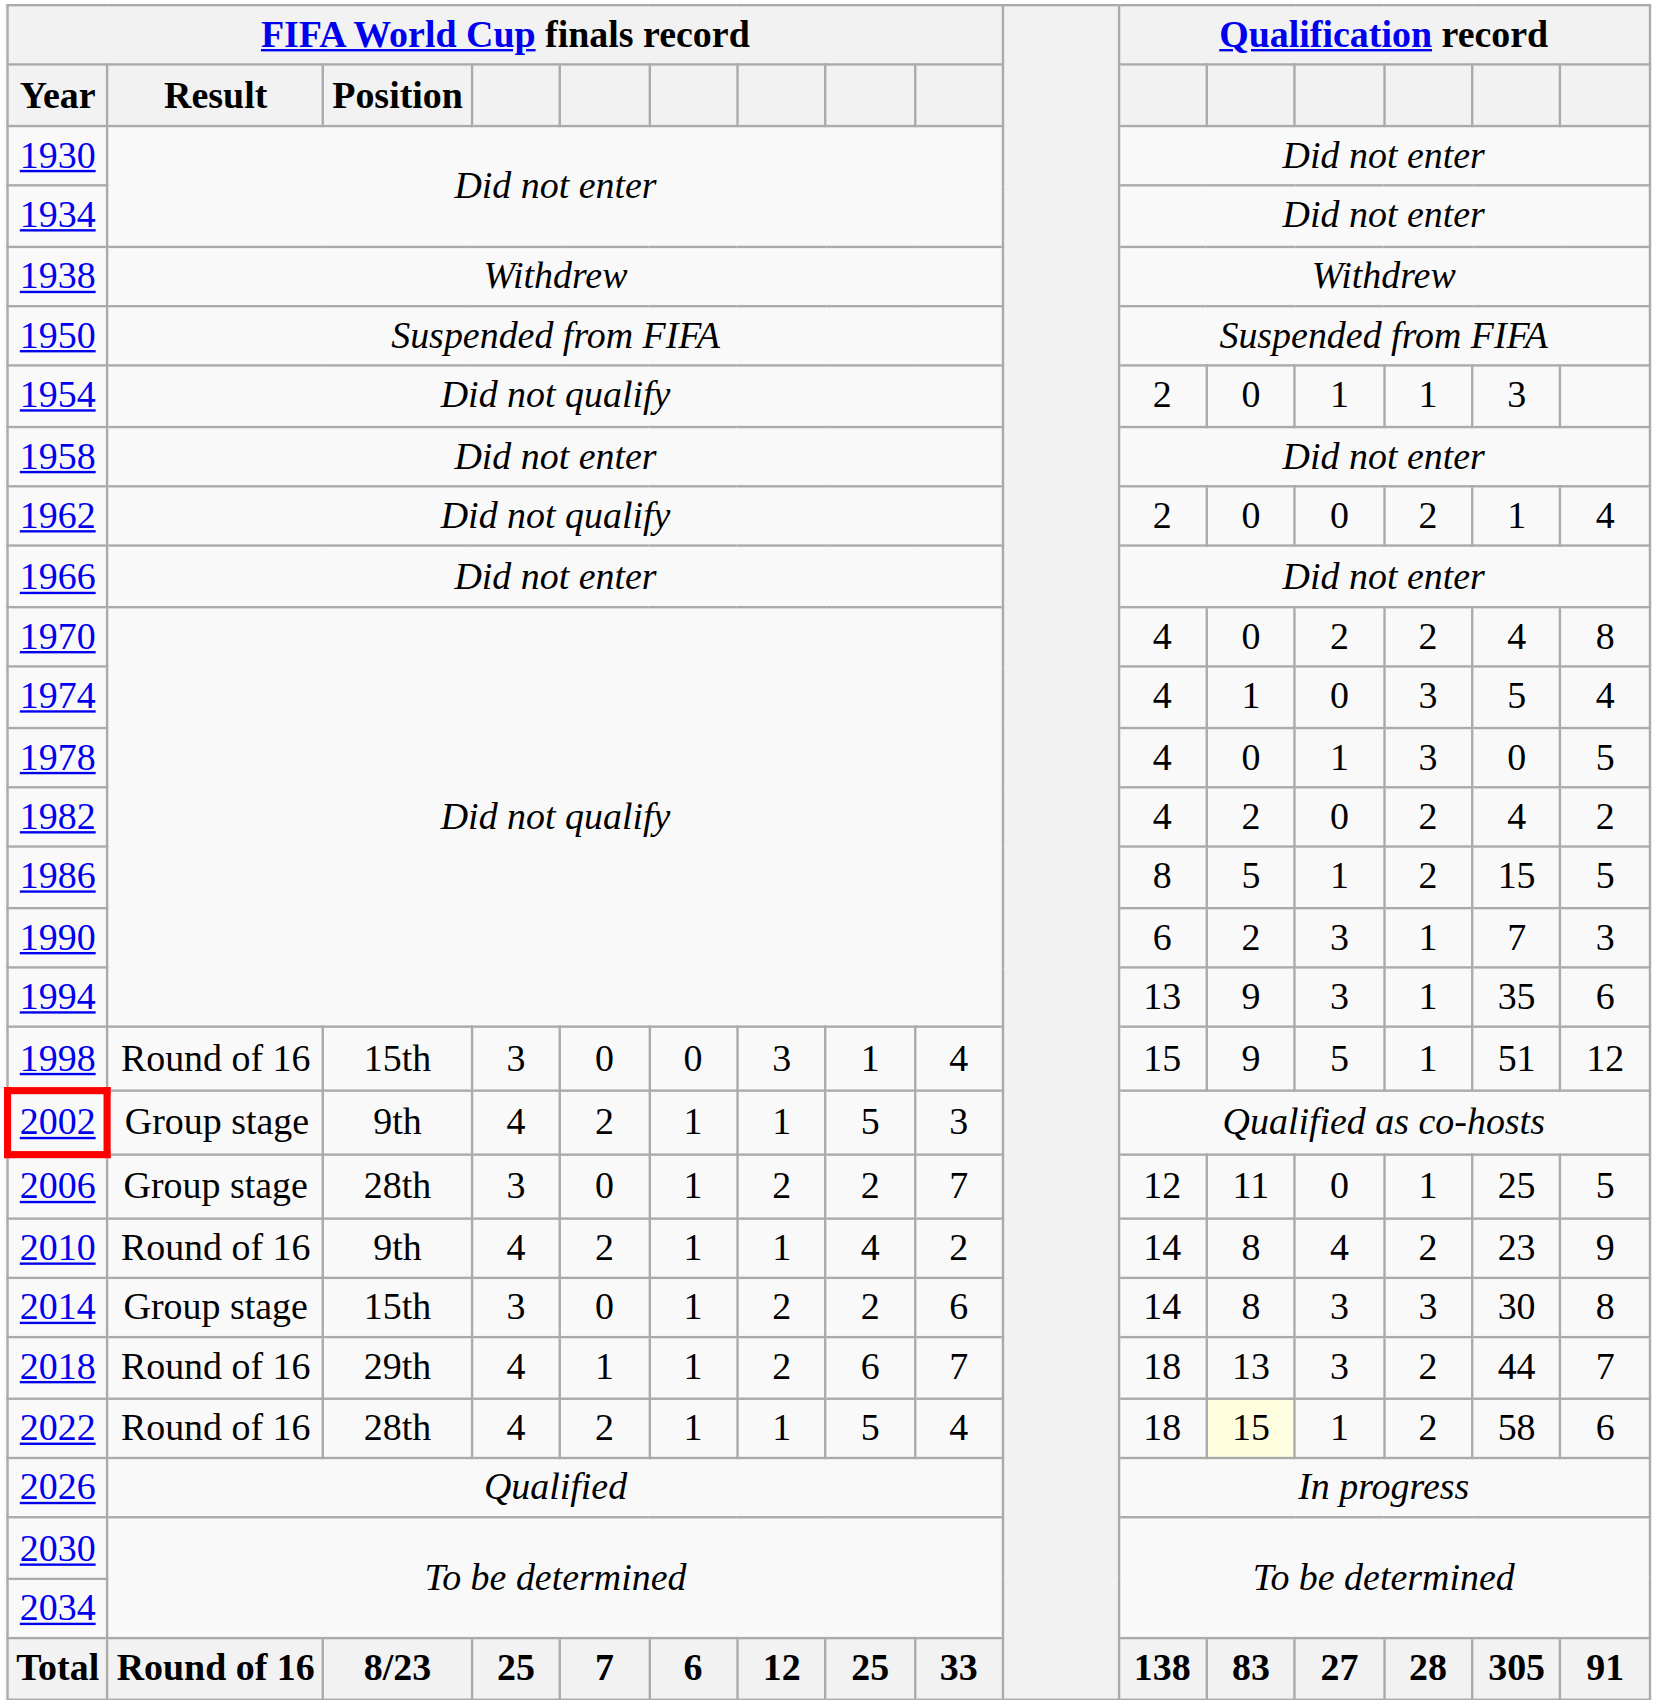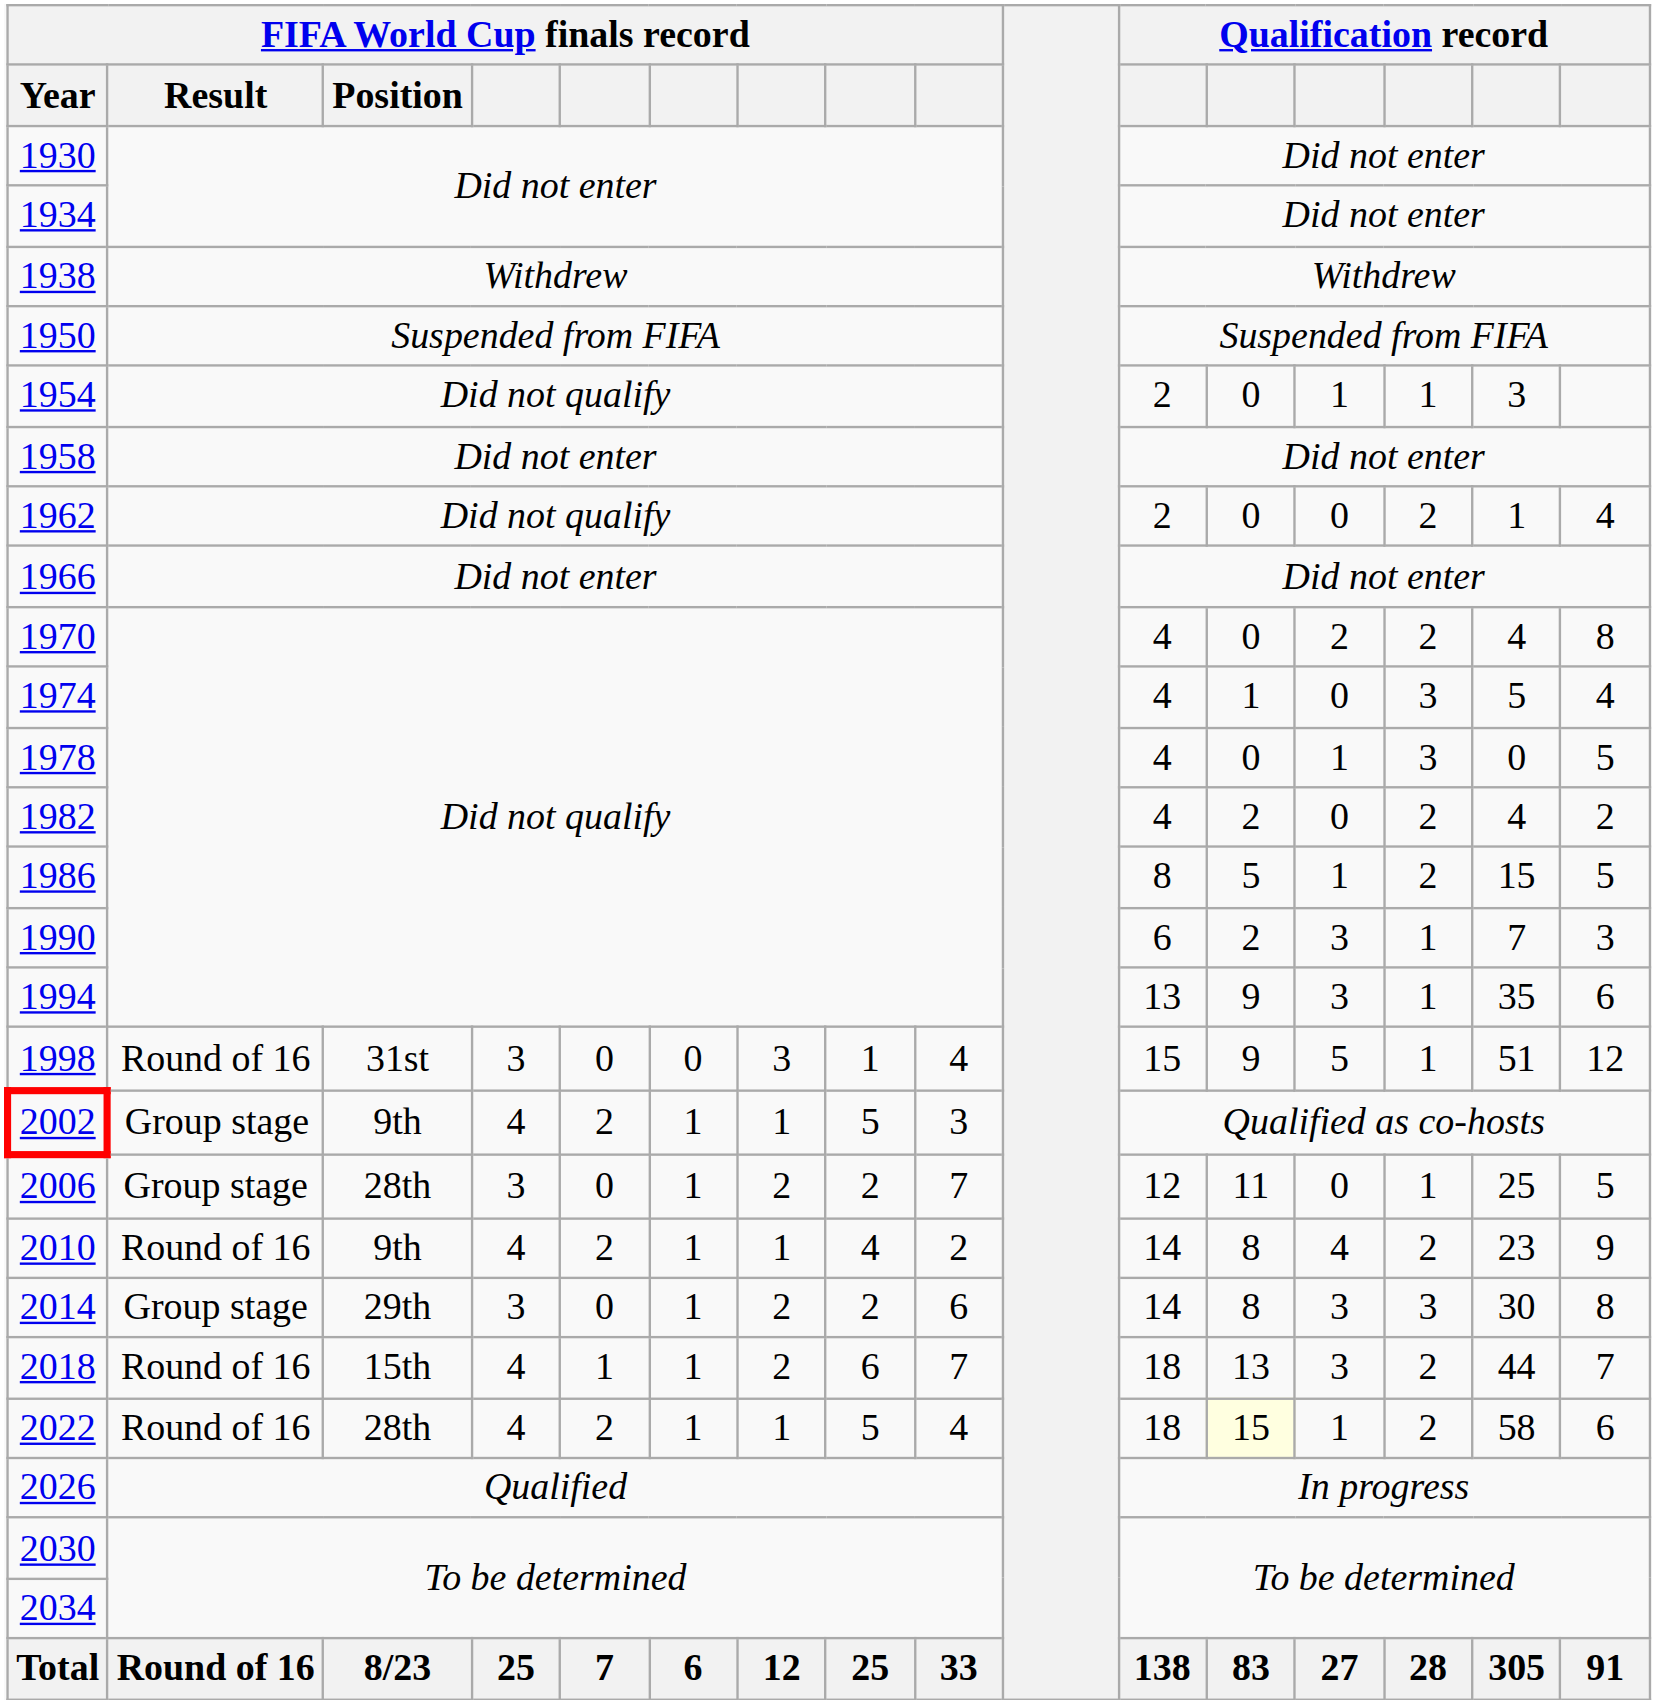(398, 1058) 15th -> (398, 1058) 31st
(398, 1306) 15th -> (398, 1306) 29th
(398, 1367) 29th -> (398, 1367) 15th
